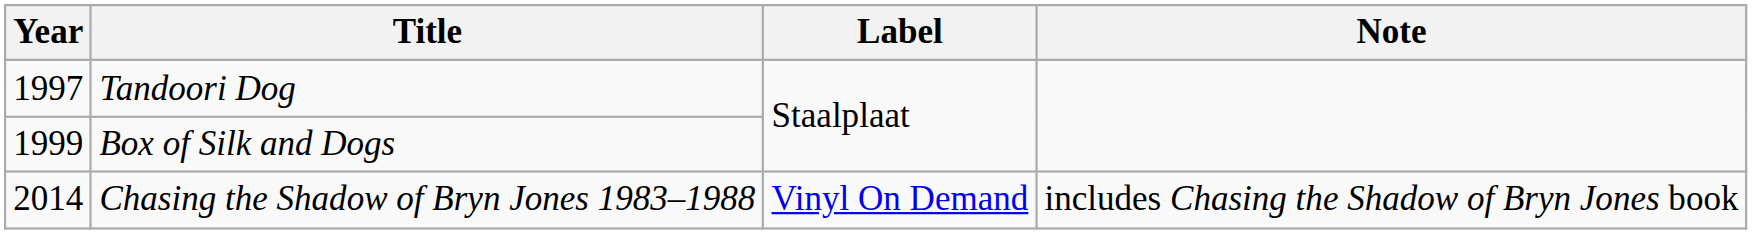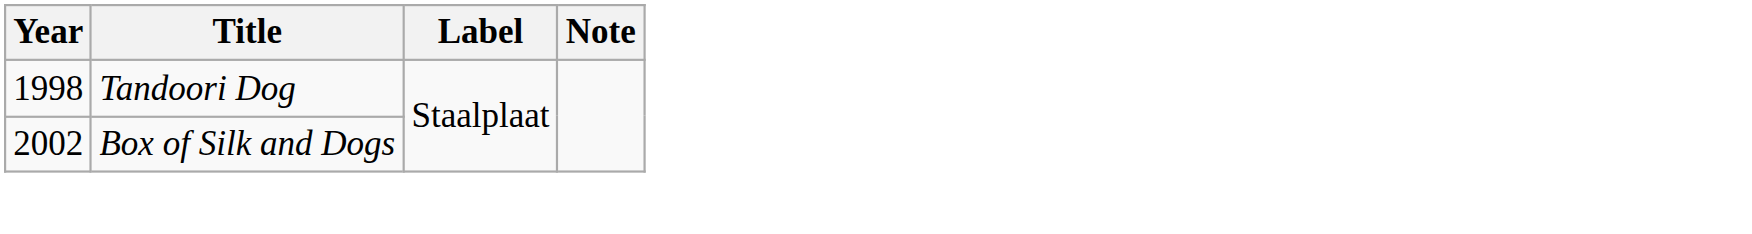(48, 87) 1997 -> (48, 87) 1998
(48, 143) 1999 -> (48, 143) 2002
- row: (427, 198)
